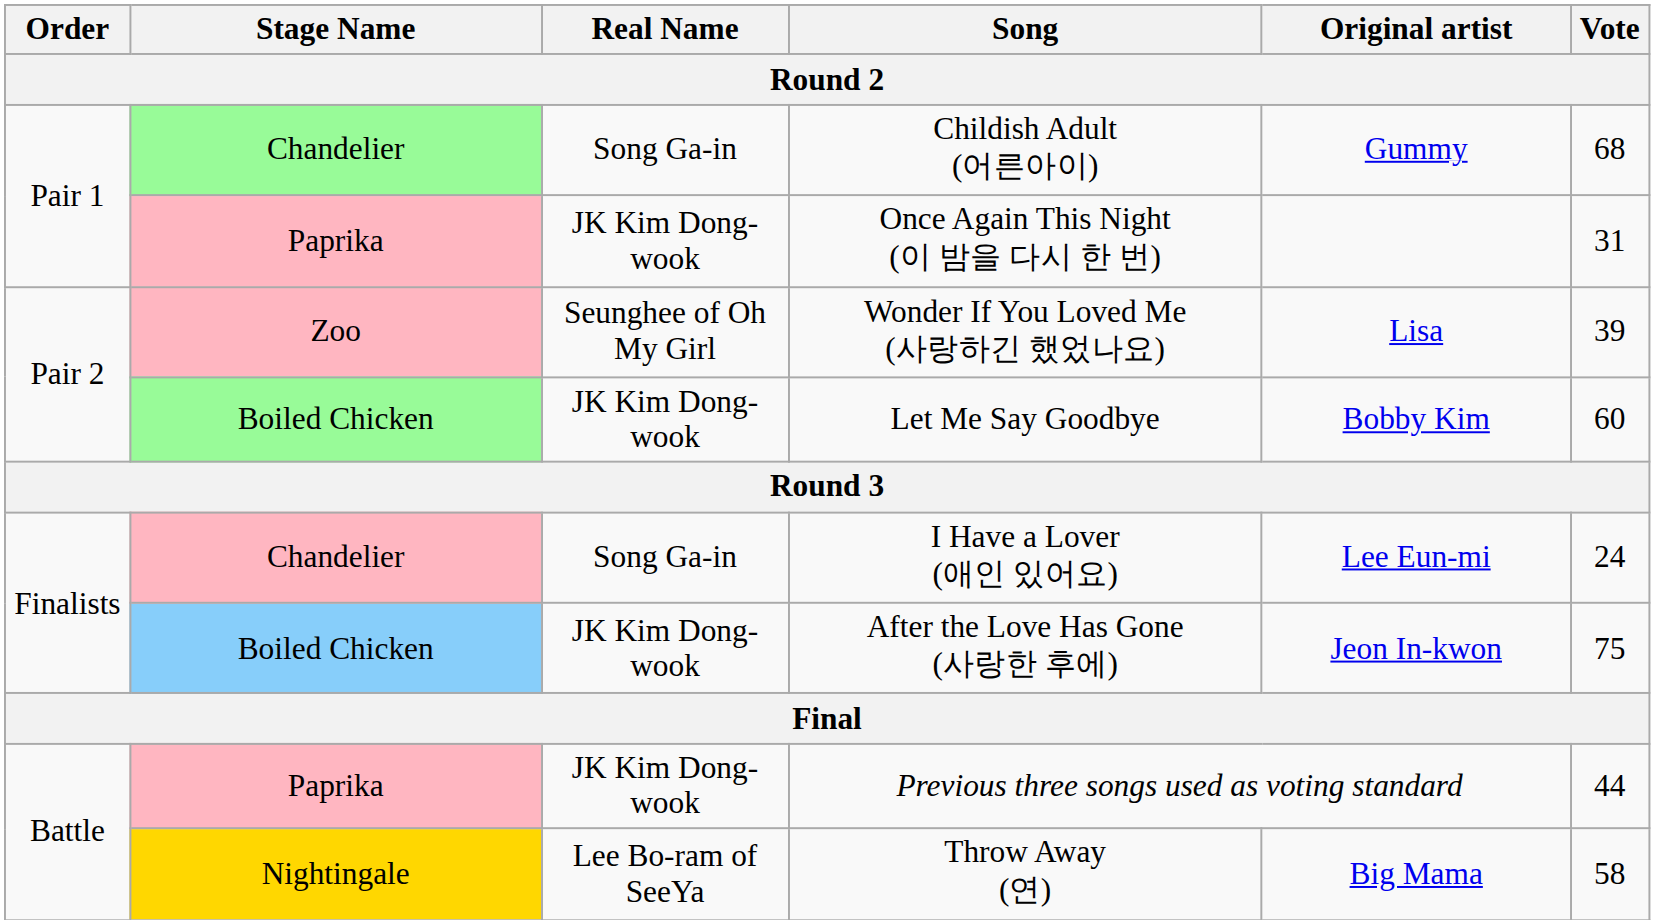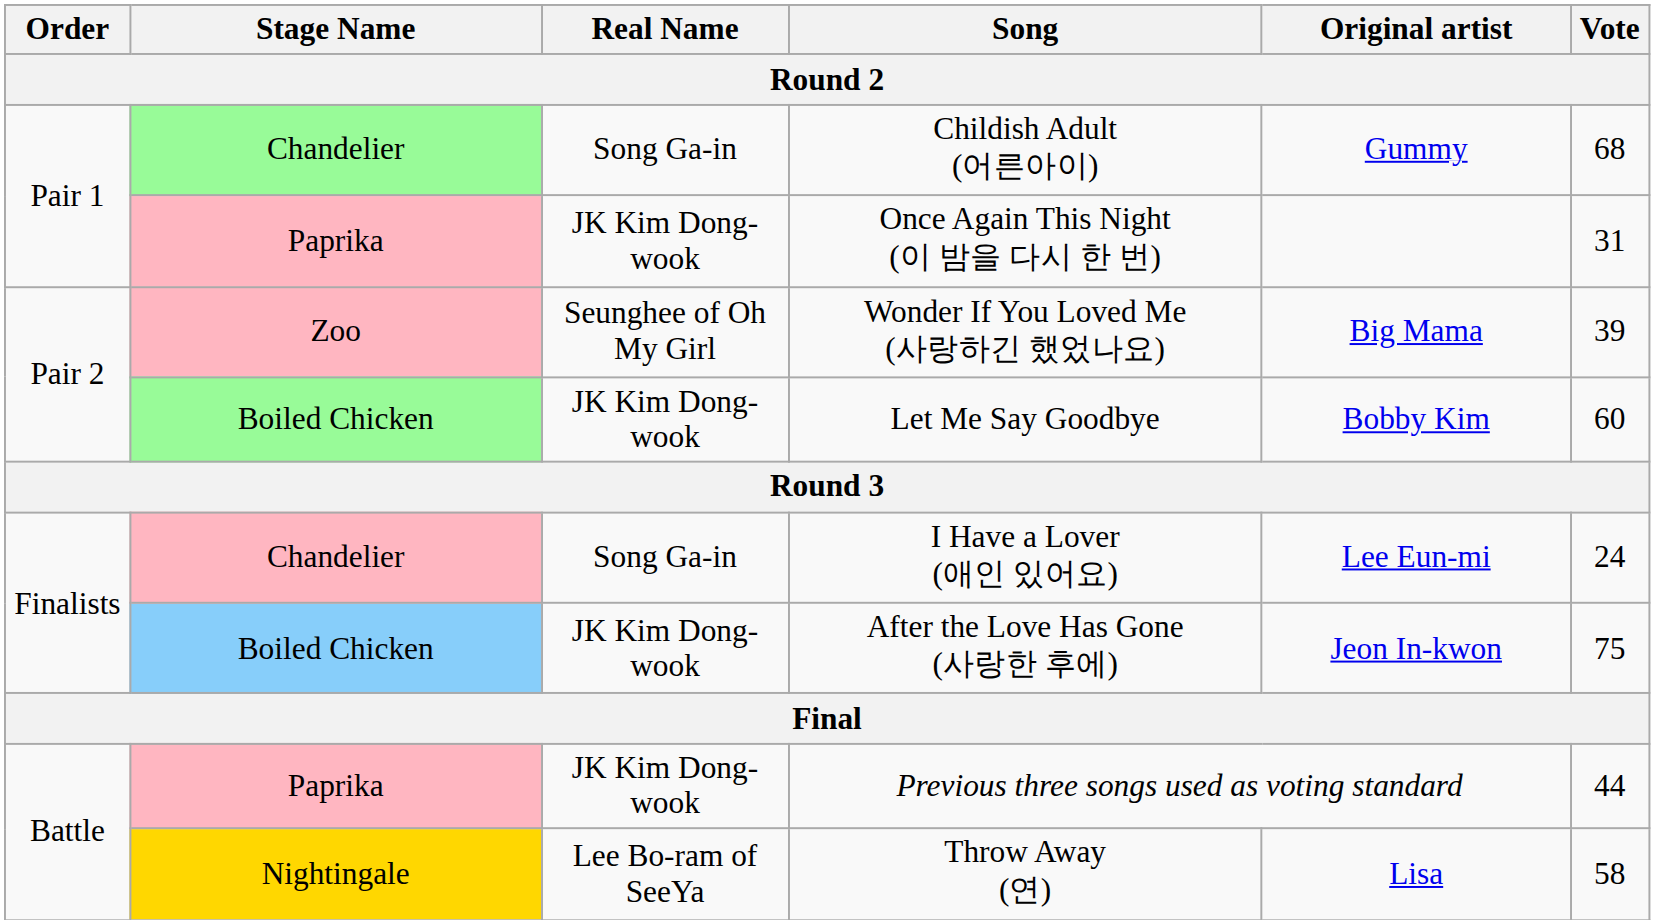(1416, 331) Lisa -> (1416, 331) Big Mama
(1416, 873) Big Mama -> (1416, 873) Lisa
